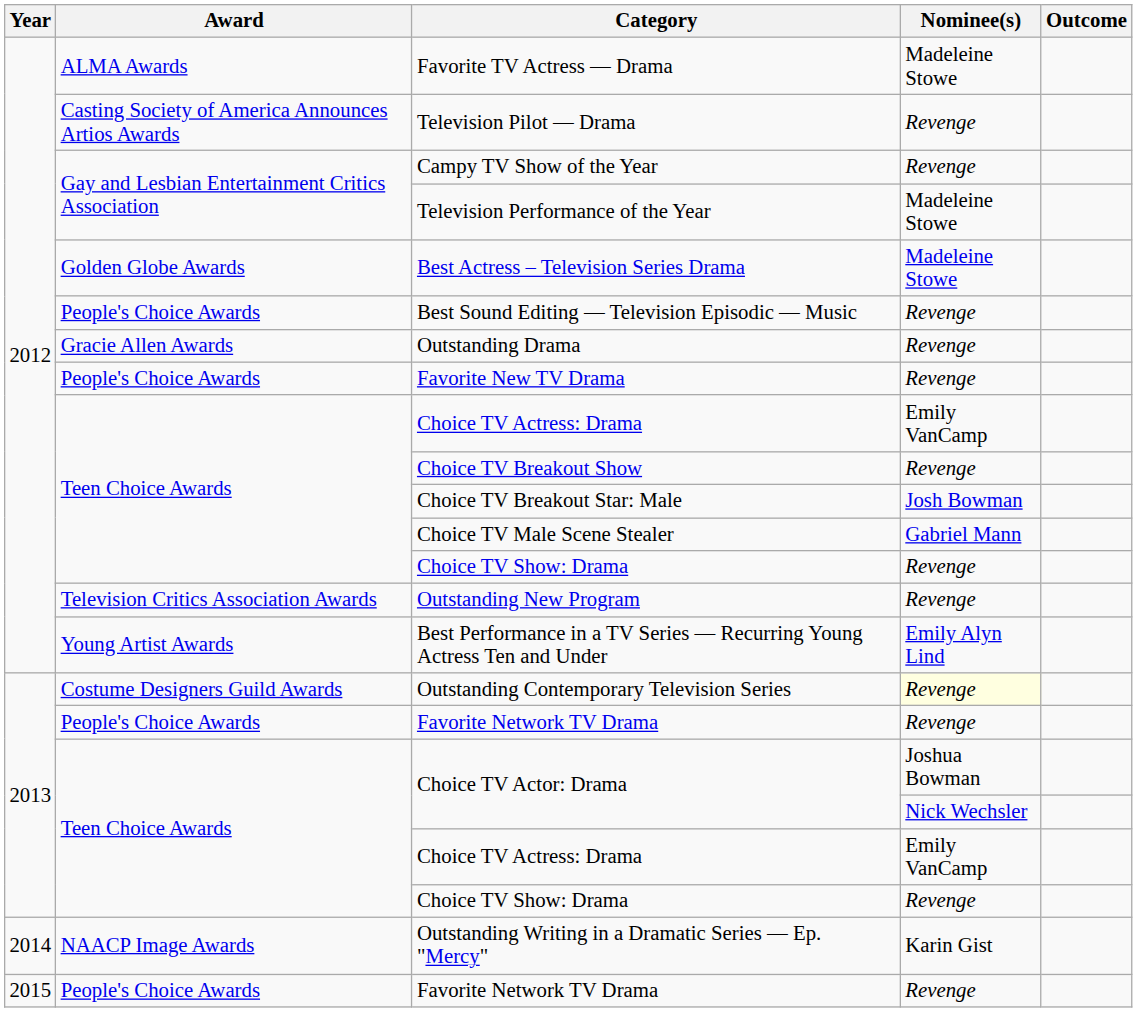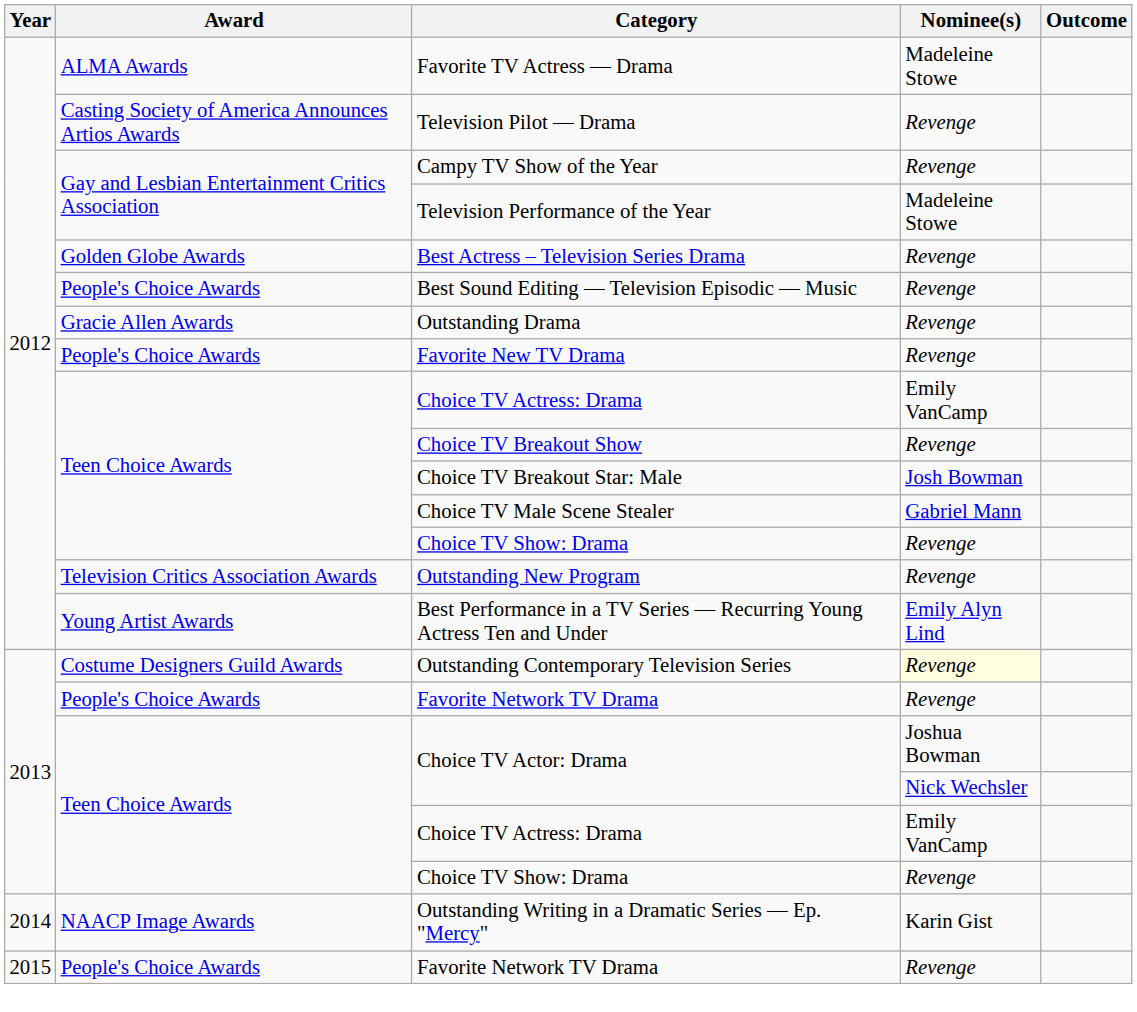(949, 267) Madeleine Stowe -> (941, 256) Revenge
